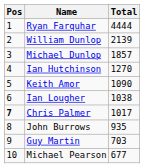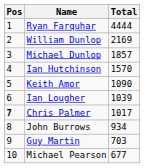(121, 40) 2139 -> (121, 40) 2169
(121, 69) 1270 -> (121, 69) 1570
(121, 98) 1038 -> (121, 98) 1039
(119, 127) 935 -> (119, 127) 934
